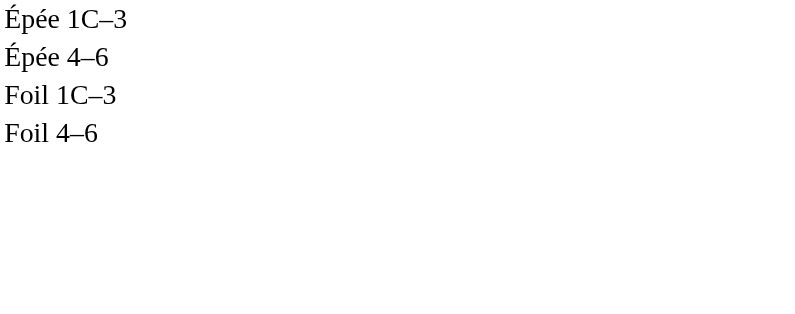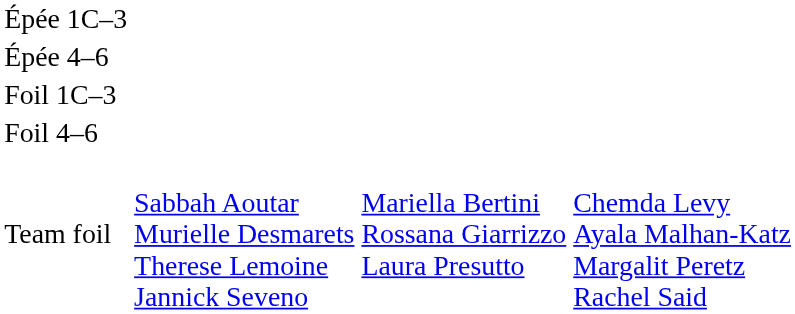+ row: (58, 234)
